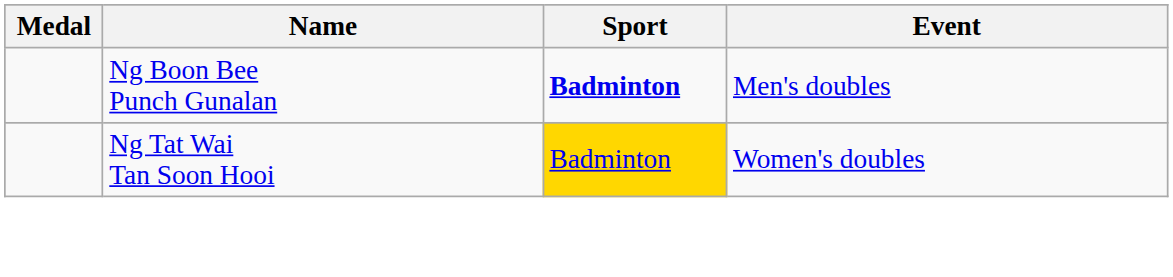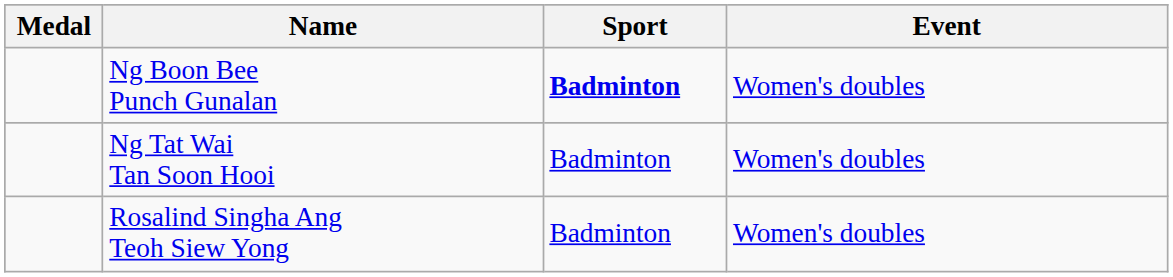(812, 84) Men's doubles -> (829, 84) Women's doubles
(610, 159) gold background -> (610, 159) no background
+ row: (226, 233)
